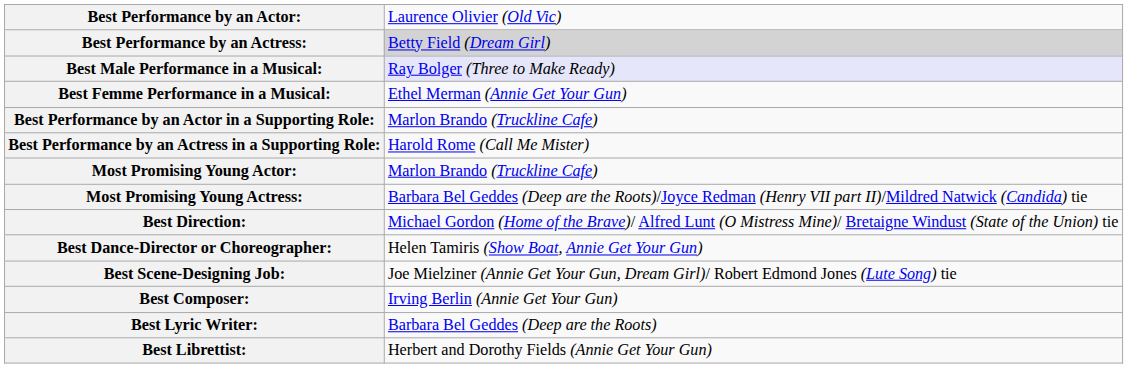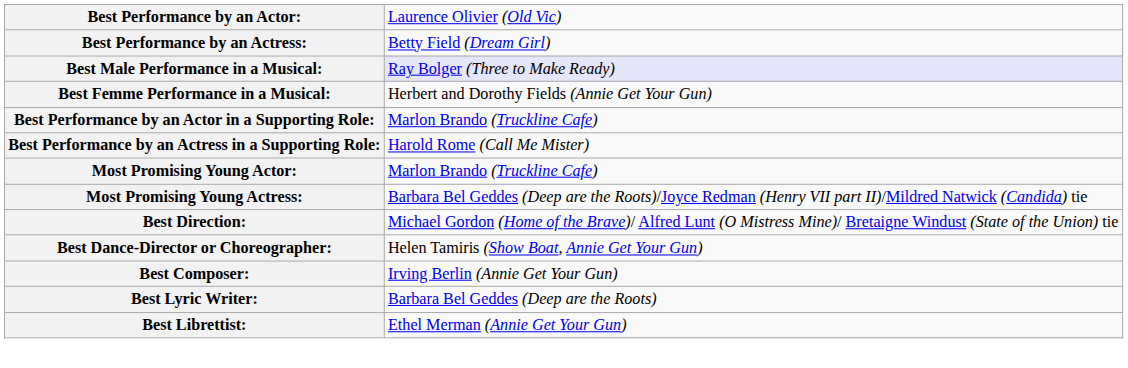(469, 42) lightgrey background -> (469, 42) no background
(507, 94) Ethel Merman (Annie Get Your Gun) -> (550, 94) Herbert and Dorothy Fields (Annie Get Your Gun)
- row: (194, 273)
(550, 350) Herbert and Dorothy Fields (Annie Get Your Gun) -> (507, 324) Ethel Merman (Annie Get Your Gun)
